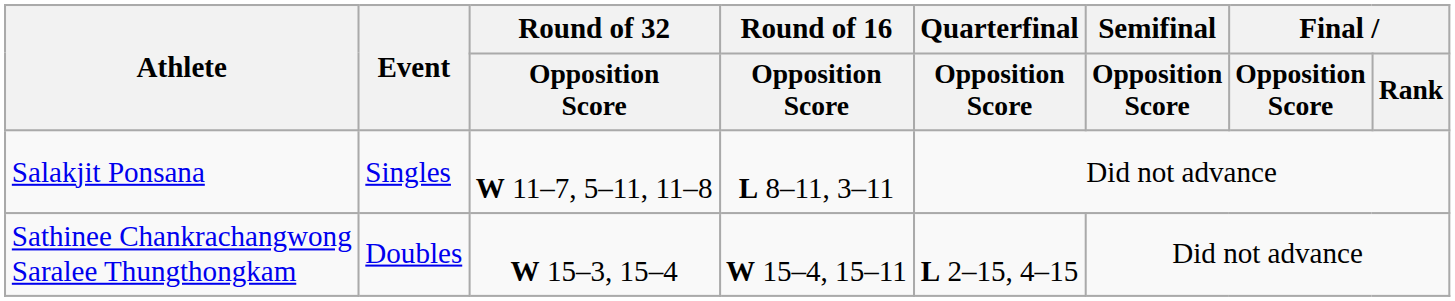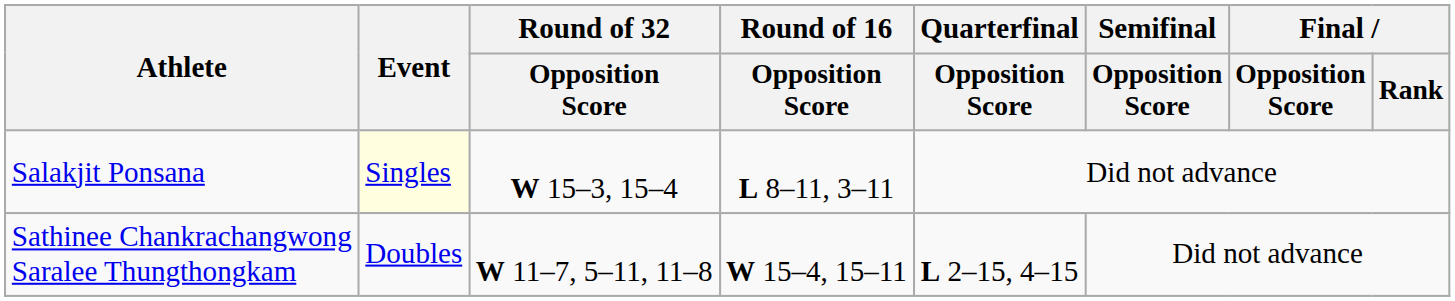(408, 171) no background -> (408, 171) lightyellow background
(594, 188) W 11–7, 5–11, 11–8 -> (594, 188) W 15–3, 15–4
(594, 271) W 15–3, 15–4 -> (594, 271) W 11–7, 5–11, 11–8
